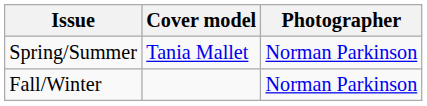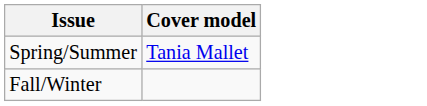- column: (341, 20)
